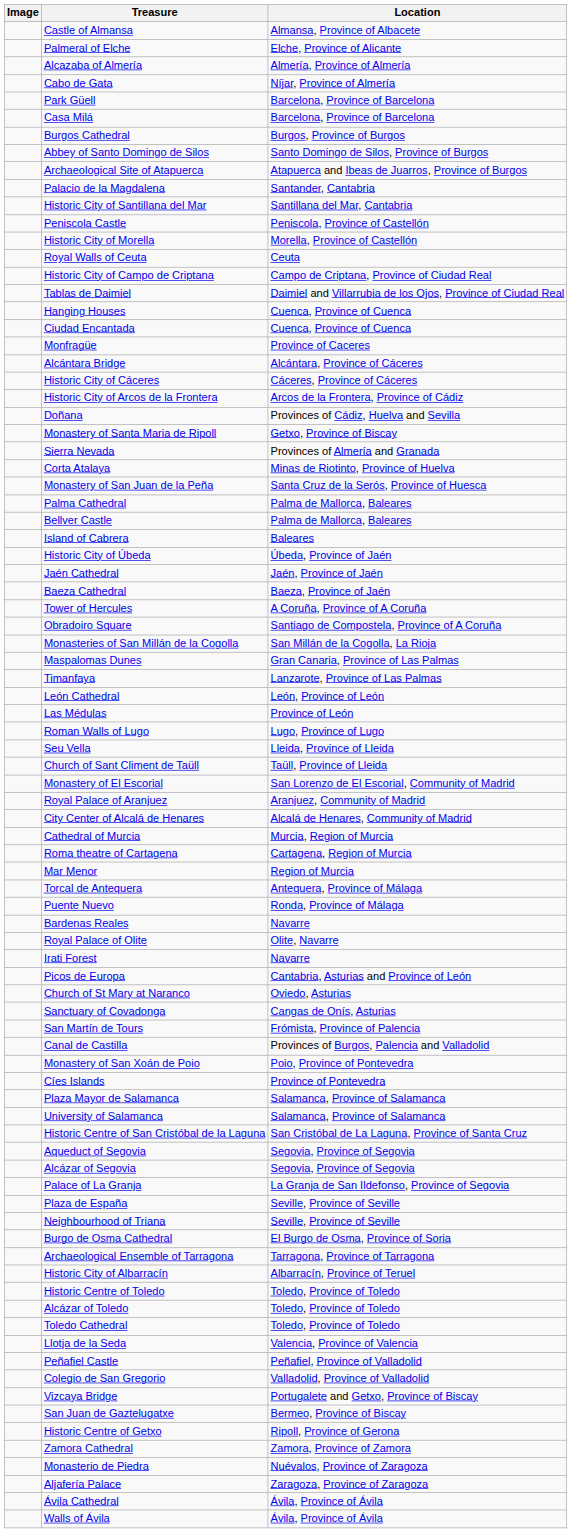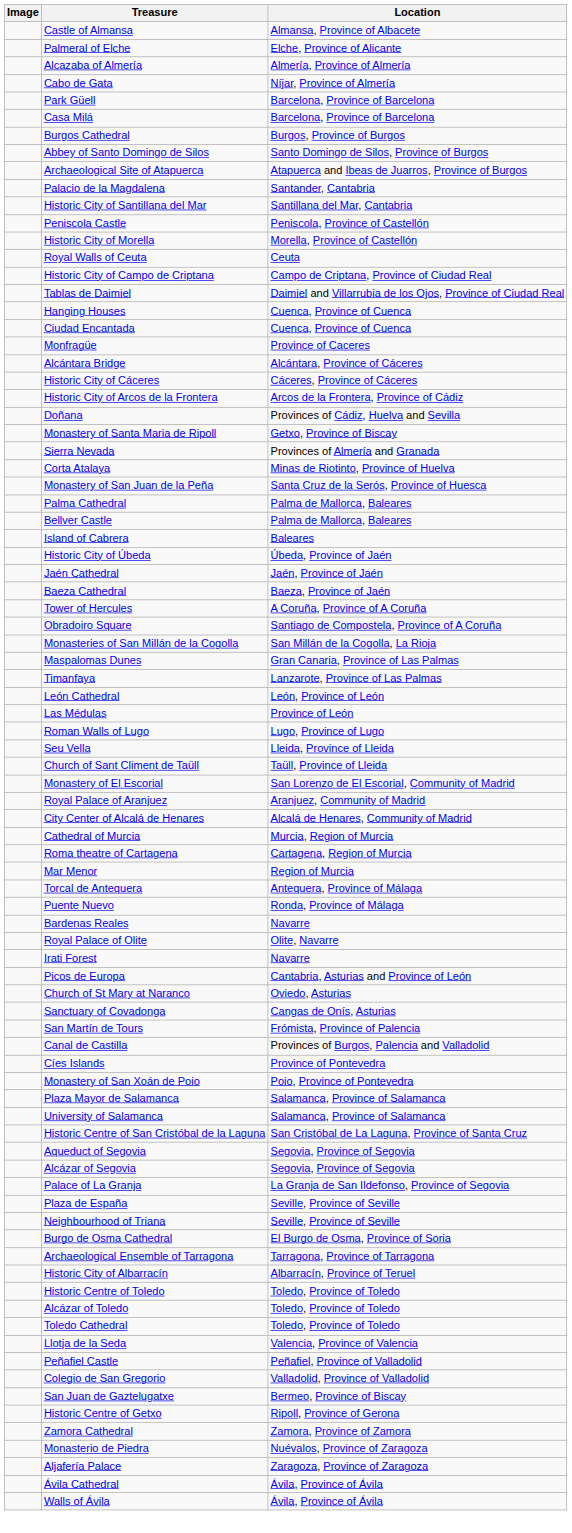rows swapped: (122, 1063) <-> (74, 1081)
- row: (81, 1396)
